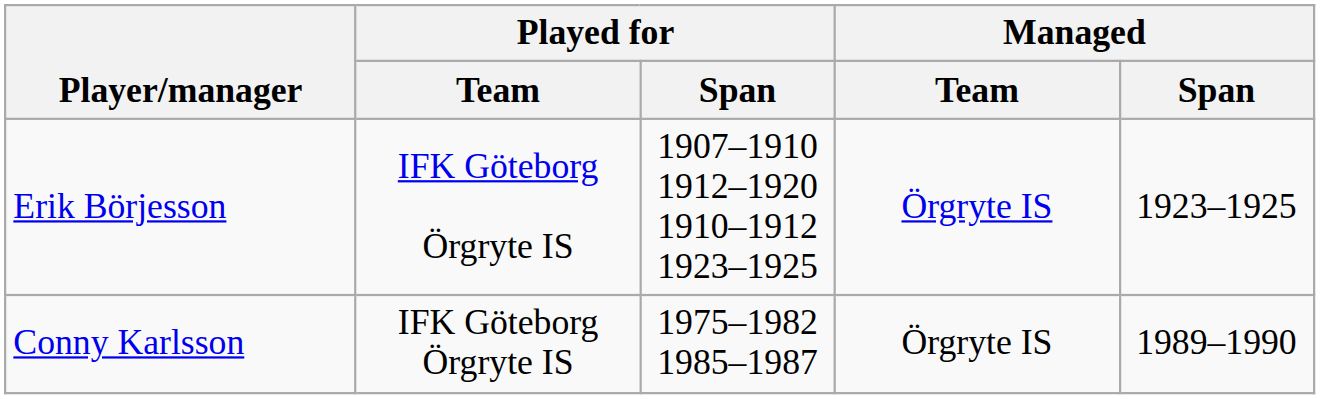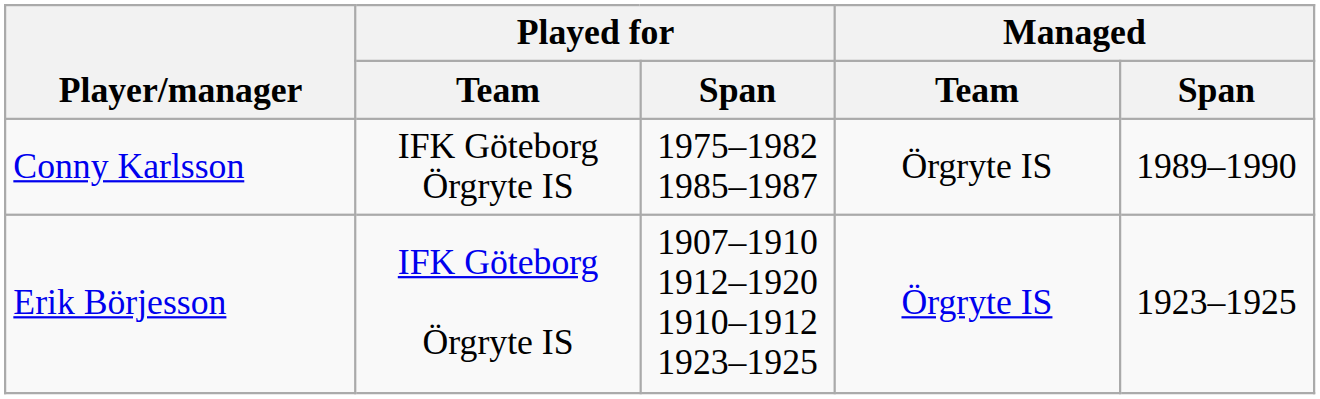rows swapped: (120, 206) <-> (129, 343)
